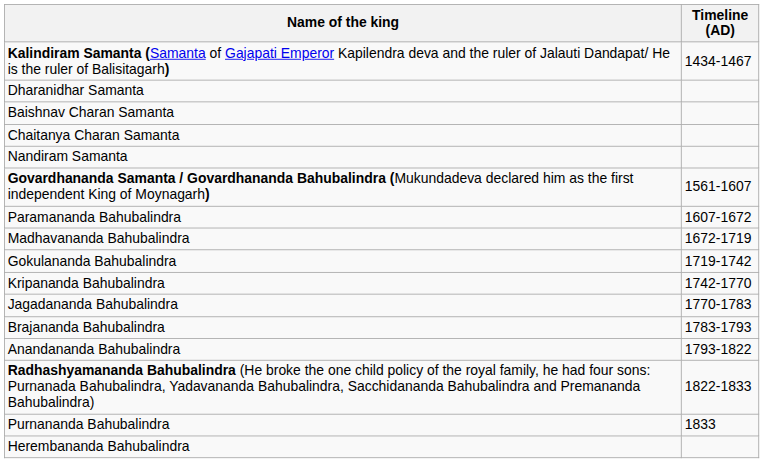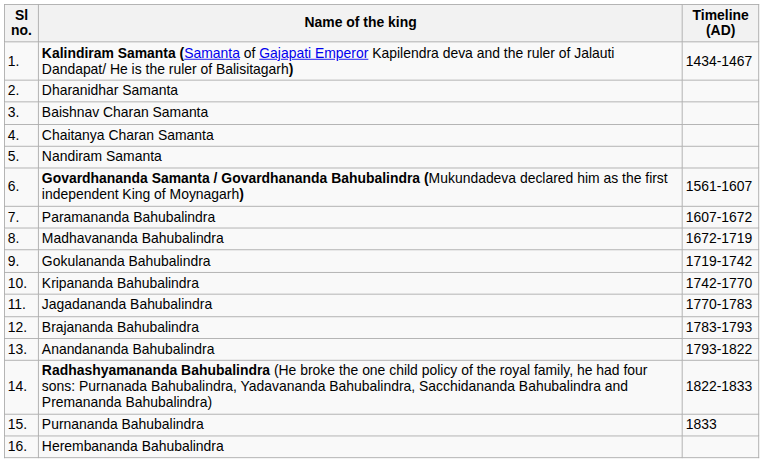+ column: (22, 23)
